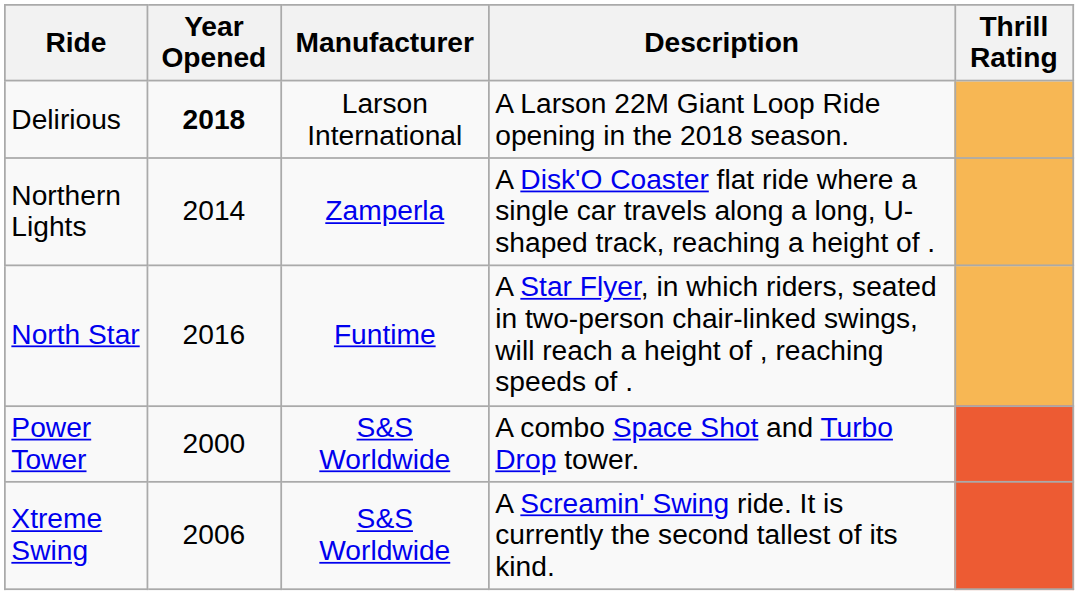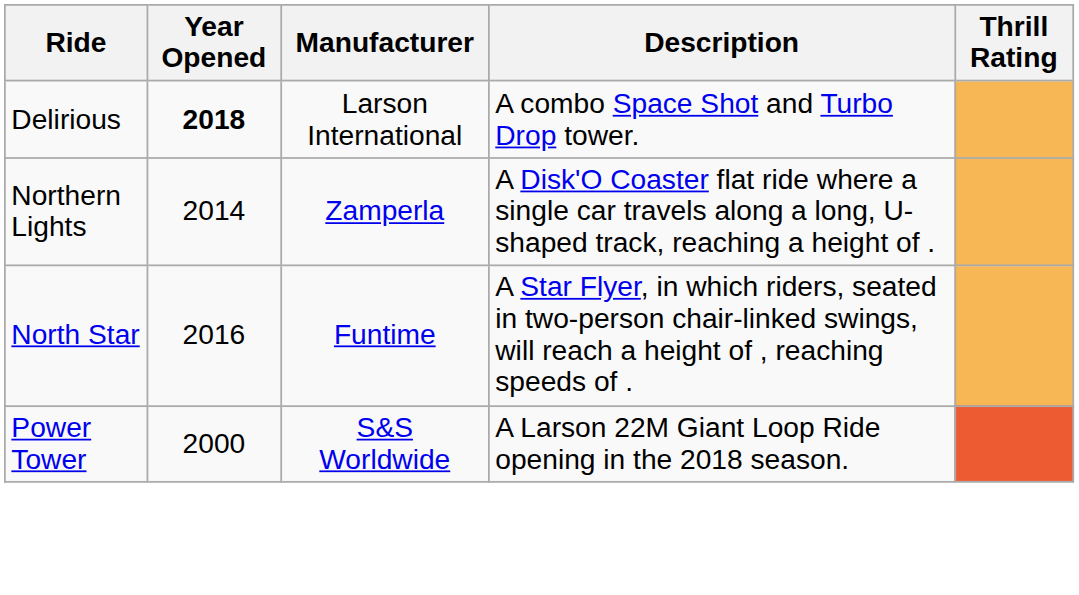(688, 119) A Larson 22M Giant Loop Ride opening in the 2018 season. -> (694, 119) A combo Space Shot and Turbo Drop tower.
(694, 443) A combo Space Shot and Turbo Drop tower. -> (688, 443) A Larson 22M Giant Loop Ride opening in the 2018 season.
- row: (57, 535)
